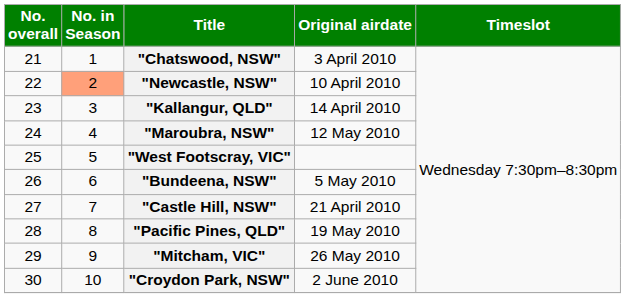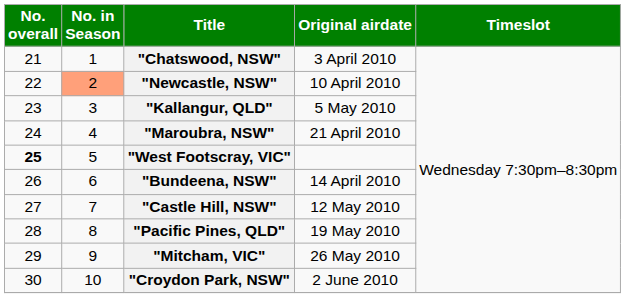(355, 108) 14 April 2010 -> (355, 108) 5 May 2010
(355, 132) 12 May 2010 -> (355, 132) 21 April 2010
(33, 157) normal -> (33, 157) bold
(355, 181) 5 May 2010 -> (355, 181) 14 April 2010
(355, 206) 21 April 2010 -> (355, 206) 12 May 2010
